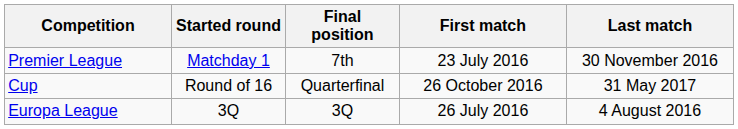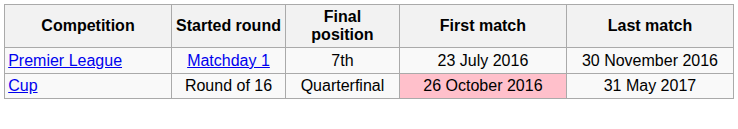(483, 85) no background -> (483, 85) pink background
- row: (63, 111)
